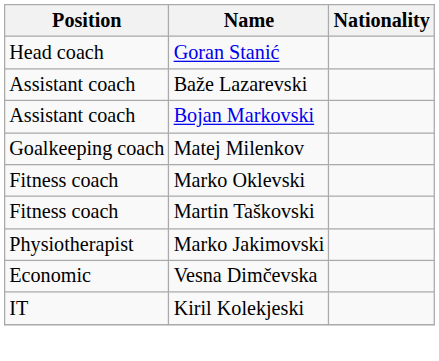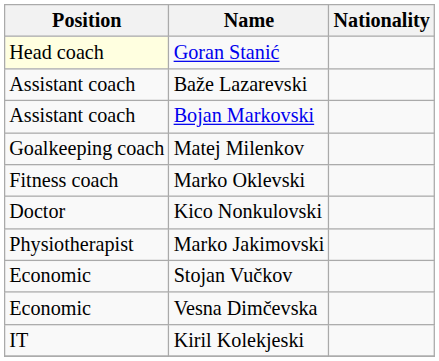(57, 52) no background -> (57, 52) lightyellow background
- row: (244, 212)
+ row: (248, 212)
+ row: (233, 276)
